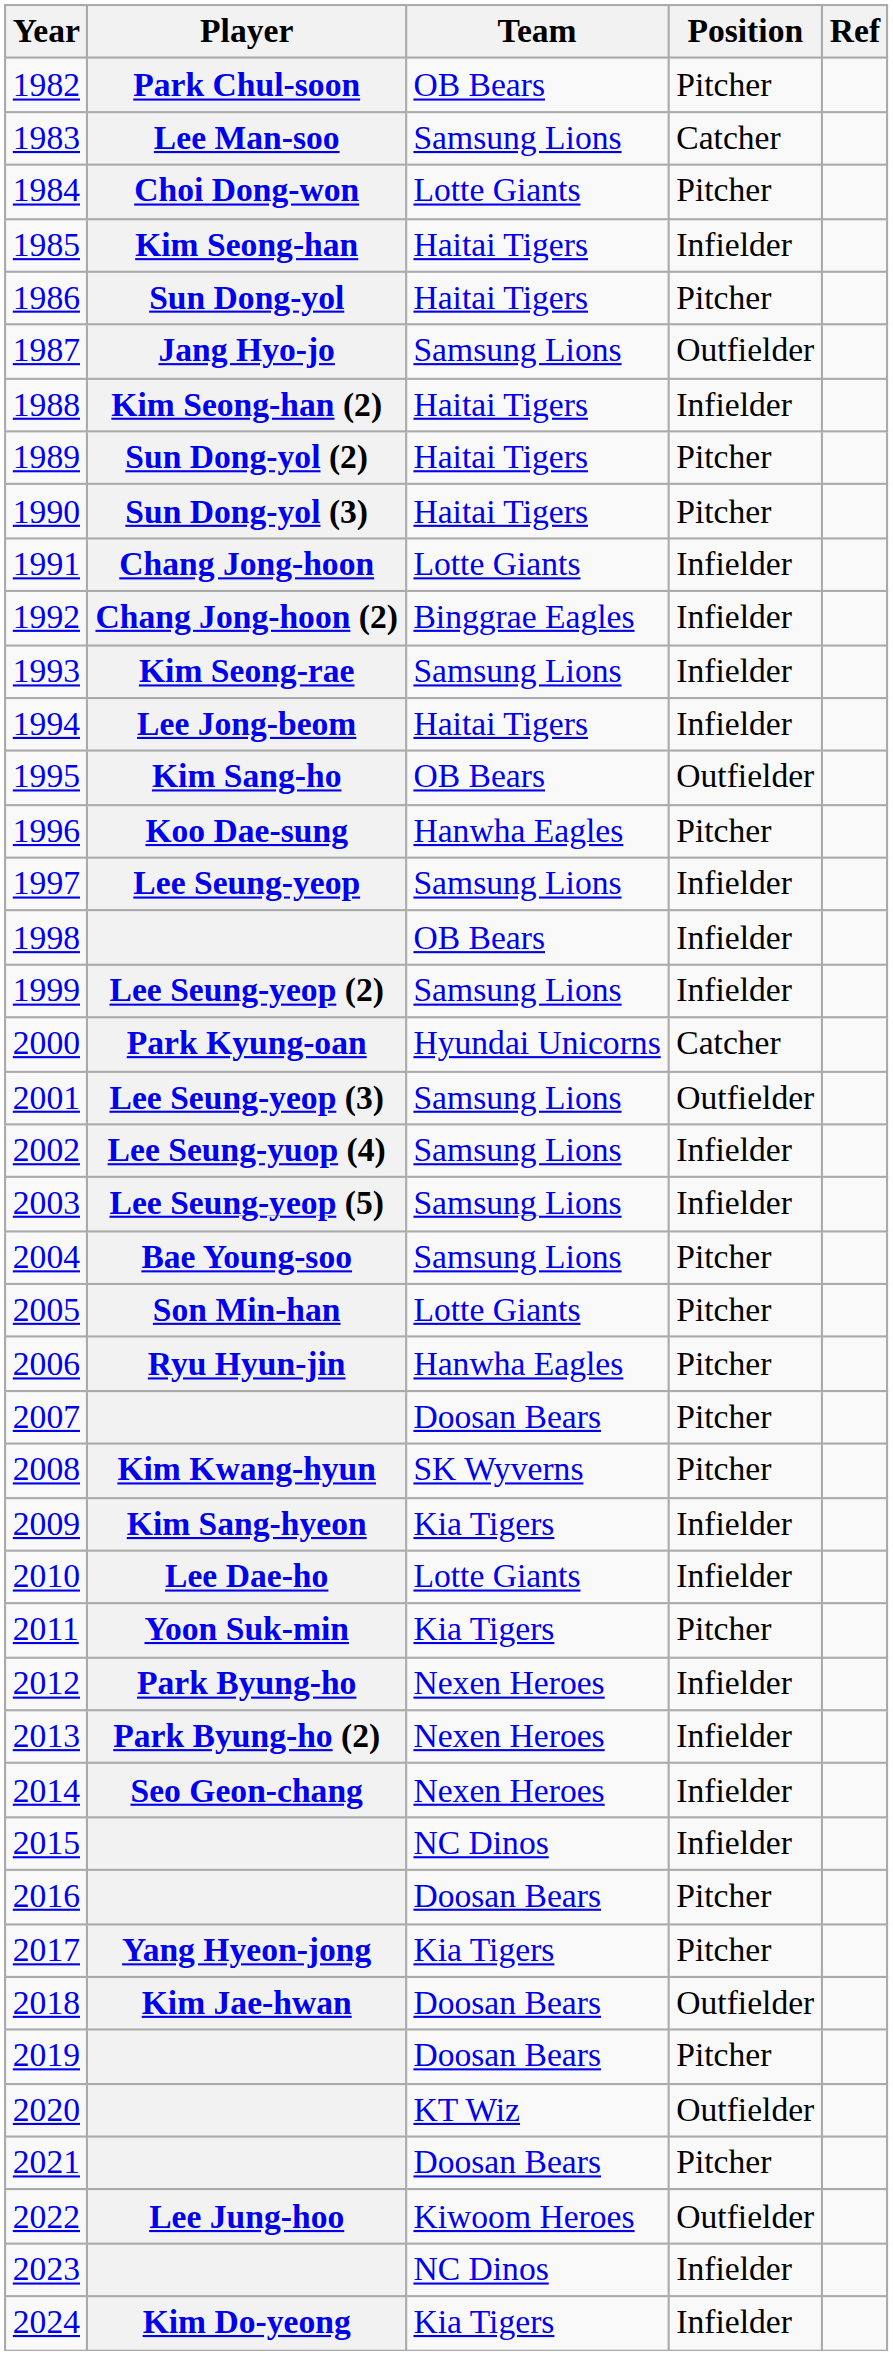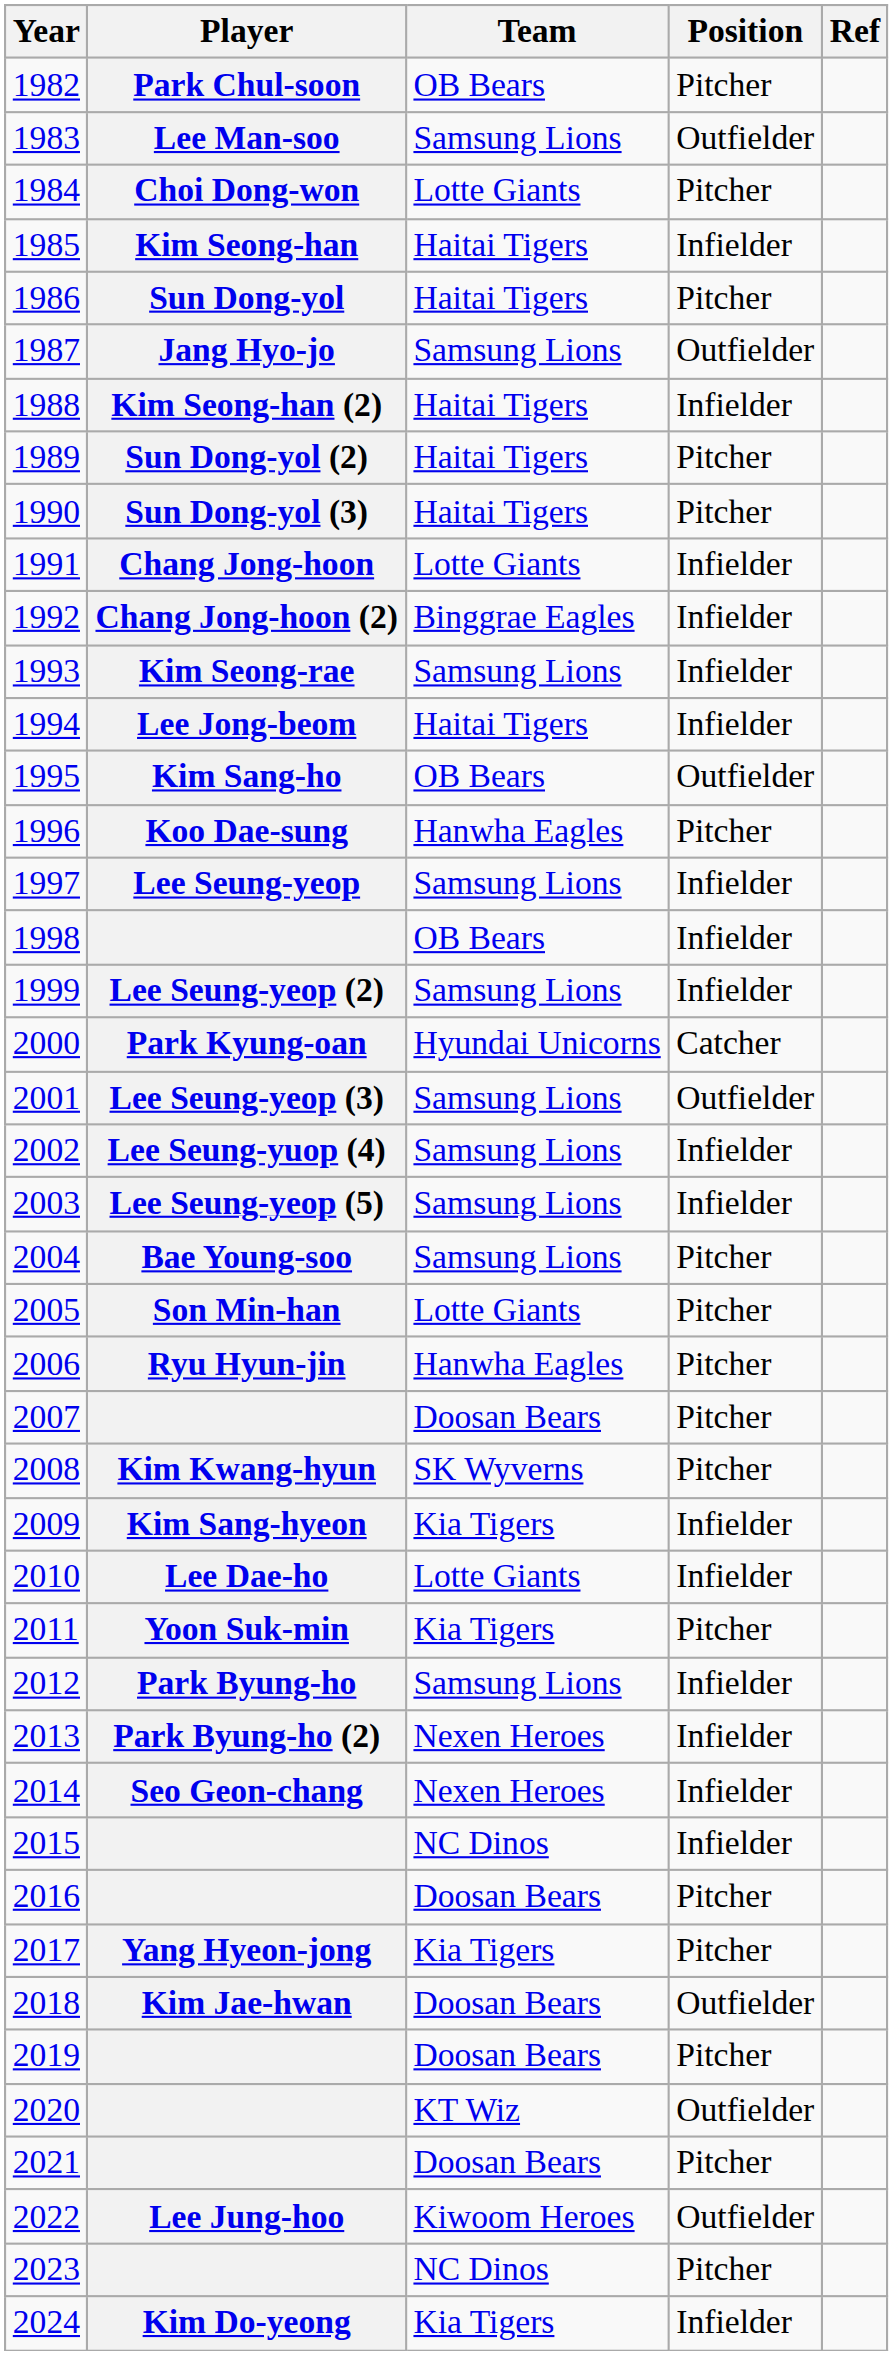(728, 137) Catcher -> (745, 137) Outfielder
(509, 1683) Nexen Heroes -> (518, 1683) Samsung Lions
(734, 2269) Infielder -> (724, 2269) Pitcher
